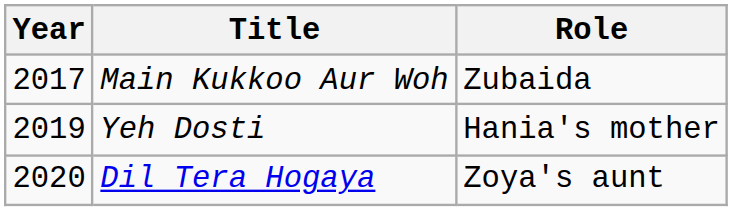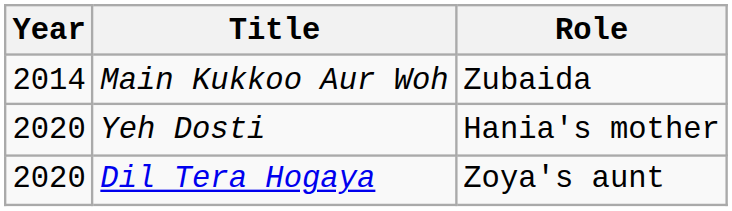(49, 80) 2017 -> (49, 80) 2014
(49, 130) 2019 -> (49, 130) 2020
